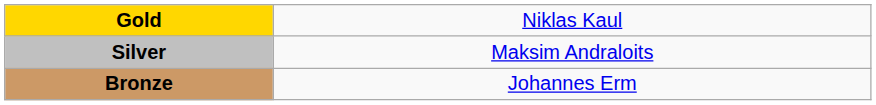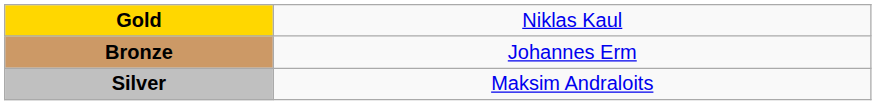rows swapped: (139, 52) <-> (139, 83)
